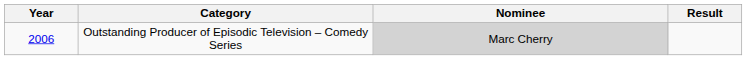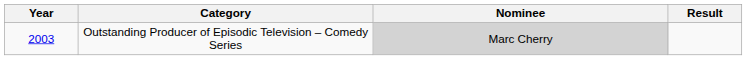(41, 38) 2006 -> (41, 38) 2003
